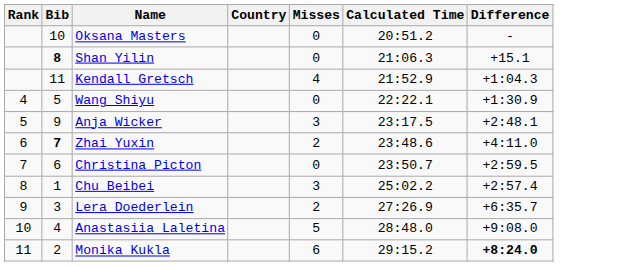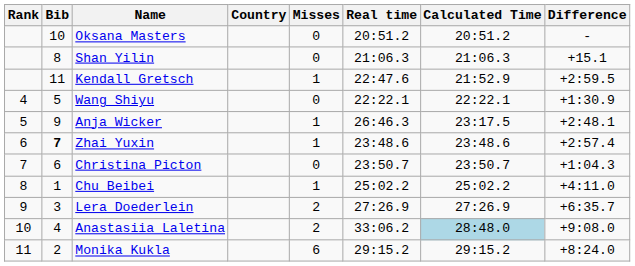+ column: (382, 15)
(57, 58) bold -> (57, 58) normal
(316, 79) 4 -> (316, 79) 1
(510, 79) +1:04.3 -> (587, 79) +2:59.5
(316, 122) 3 -> (316, 122) 1
(316, 144) 2 -> (316, 144) 1
(510, 144) +4:11.0 -> (587, 144) +2:57.4
(510, 165) +2:59.5 -> (587, 165) +1:04.3
(316, 186) 3 -> (316, 186) 1
(510, 186) +2:57.4 -> (587, 186) +4:11.0
(316, 229) 5 -> (316, 229) 2
(405, 229) no background -> (482, 229) lightblue background
(510, 251) bold -> (587, 251) normal
